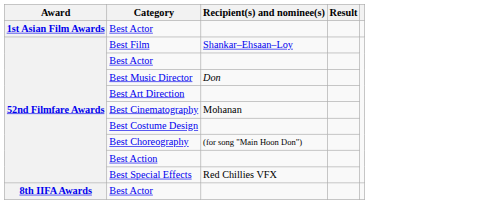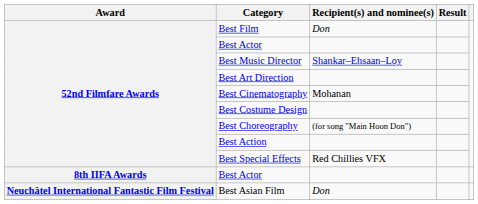- row: (56, 28)
(248, 45) Shankar–Ehsaan–Loy -> (321, 28) Don
(212, 77) Don -> (357, 61) Shankar–Ehsaan–Loy
+ row: (110, 191)
